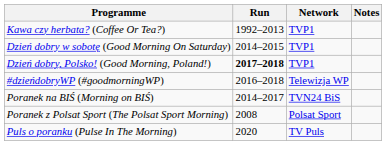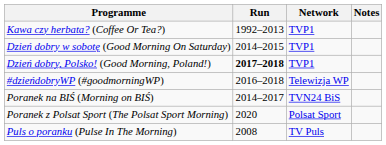(246, 115) 2008 -> (246, 115) 2020
(246, 132) 2020 -> (246, 132) 2008
